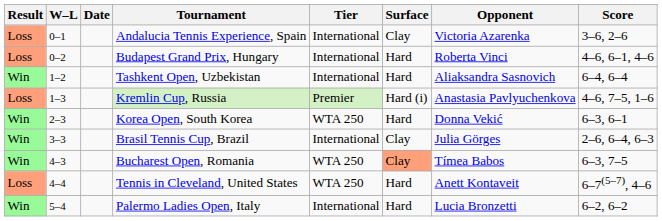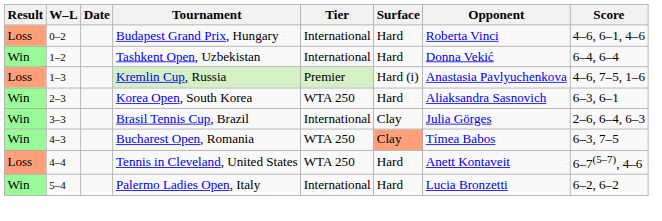- row: (211, 35)
(495, 77) Aliaksandra Sasnovich -> (460, 56) Donna Vekić
(469, 118) Donna Vekić -> (486, 98) Aliaksandra Sasnovich
